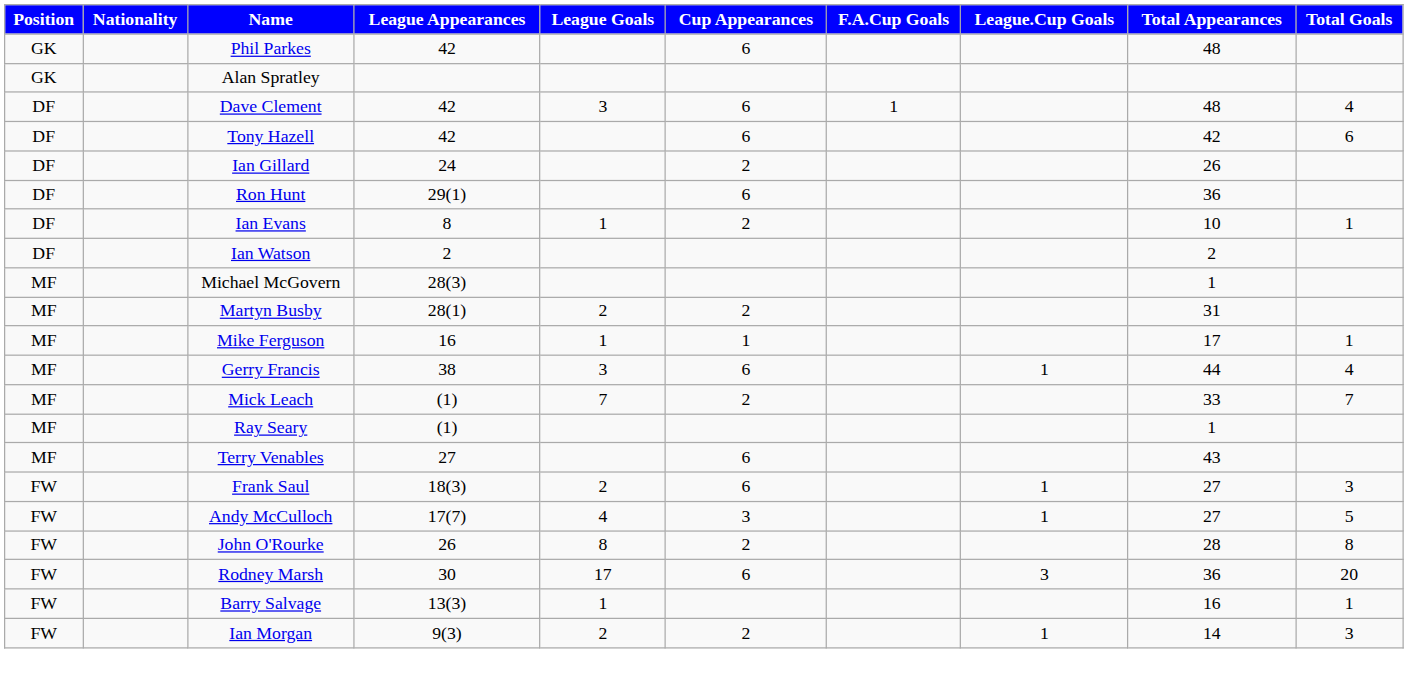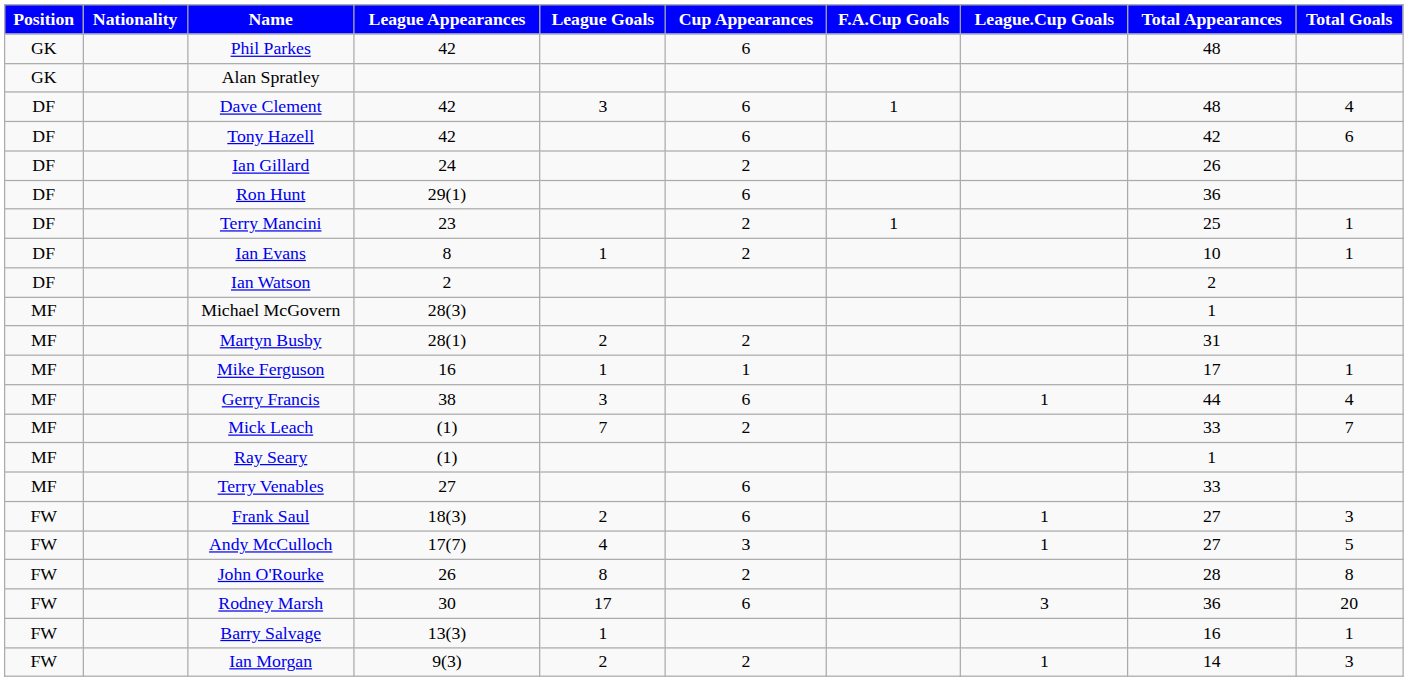+ row: (271, 223)
(1212, 457) 43 -> (1212, 486) 33
